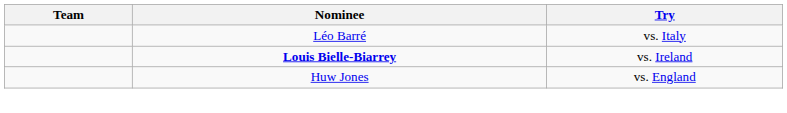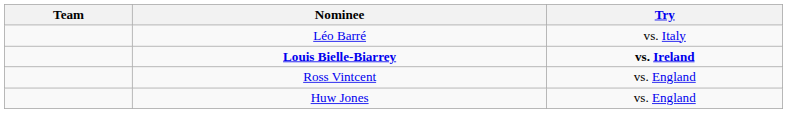(665, 56) normal -> (665, 56) bold
+ row: (340, 77)
